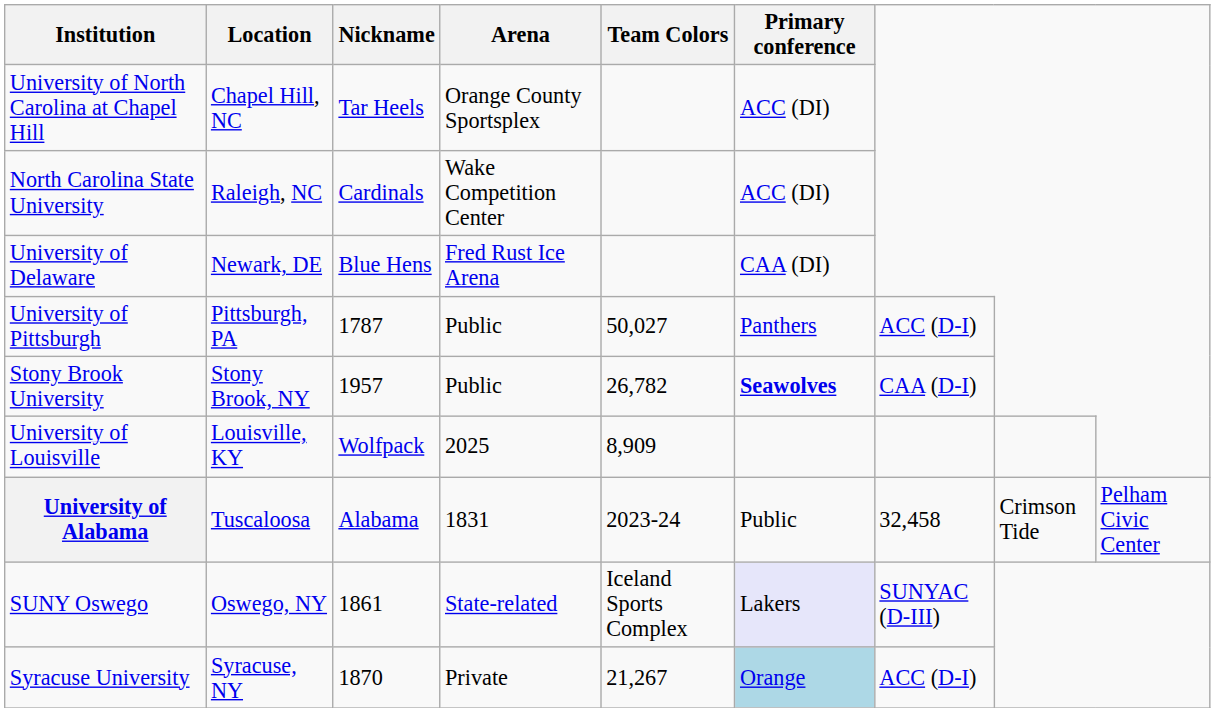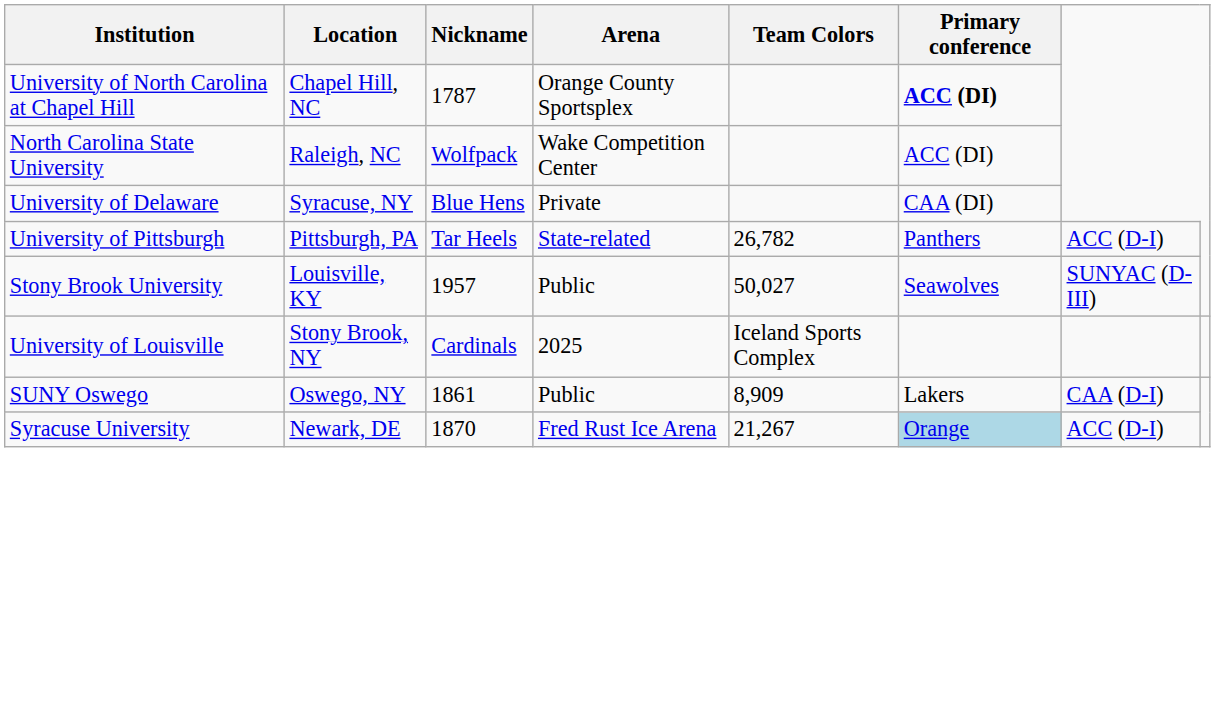(381, 107) Tar Heels -> (454, 94) 1787
(785, 107) normal -> (950, 94) bold
(381, 192) Cardinals -> (474, 155) Wolfpack
(266, 265) Newark, DE -> (351, 203) Syracuse, NY
(505, 265) Fred Rust Ice Arena -> (569, 203) Private
(361, 325) 1787 -> (474, 238) Tar Heels
(473, 325) Public -> (594, 238) State-related
(637, 325) 50,027 -> (764, 238) 26,782
(260, 386) Stony Brook, NY -> (337, 286) Louisville, KY
(637, 386) 26,782 -> (764, 286) 50,027
(788, 386) bold -> (951, 286) normal
(928, 386) CAA (D-I) -> (1129, 286) SUNYAC (D-III)
(259, 446) Louisville, KY -> (349, 346) Stony Brook, NY
(381, 446) Wolfpack -> (474, 346) Cardinals
(631, 446) 8,909 -> (797, 346) Iceland Sports Complex
- row: (105, 519)
(501, 604) State-related -> (566, 394) Public
(647, 604) Iceland Sports Complex -> (759, 394) 8,909
(770, 604) lavender background -> (934, 394) no background
(924, 604) SUNYAC (D-III) -> (1115, 394) CAA (D-I)
(254, 677) Syracuse, NY -> (345, 429) Newark, DE
(477, 677) Private -> (627, 429) Fred Rust Ice Arena
